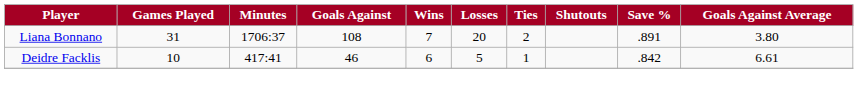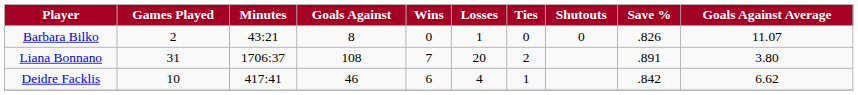+ row: (61, 36)
(479, 57) 5 -> (479, 79) 4
(767, 57) 6.61 -> (767, 79) 6.62
